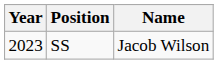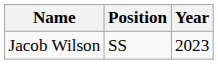columns swapped: (26, 18) <-> (163, 18)
